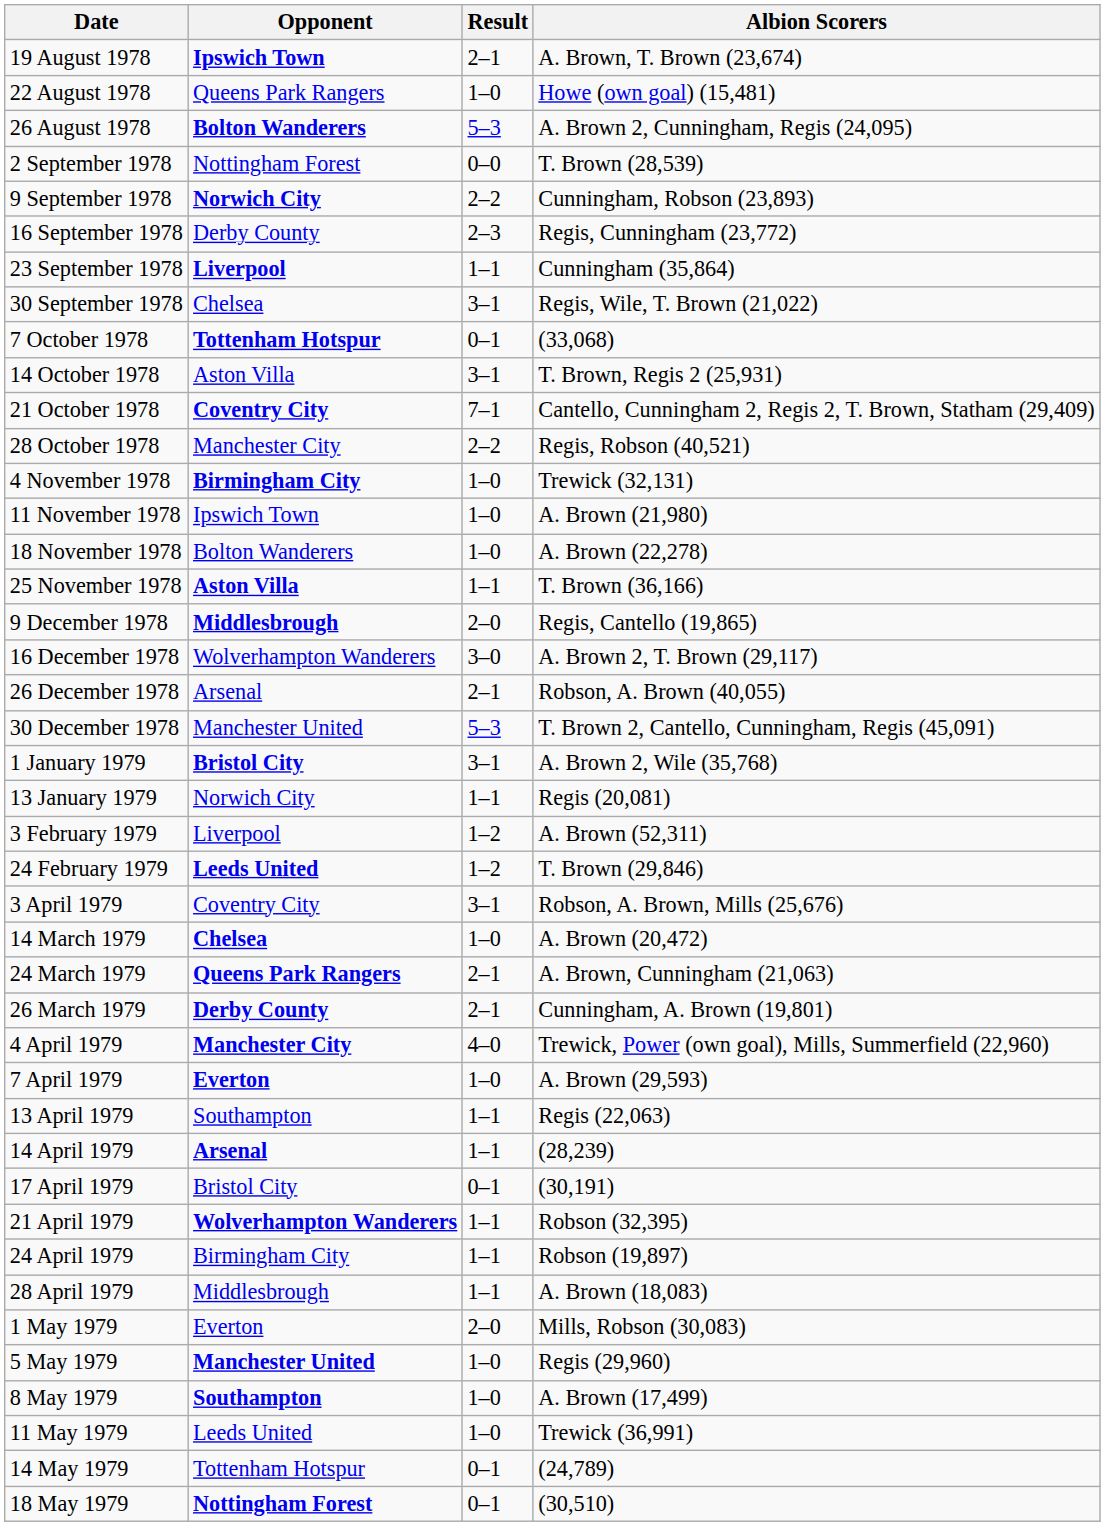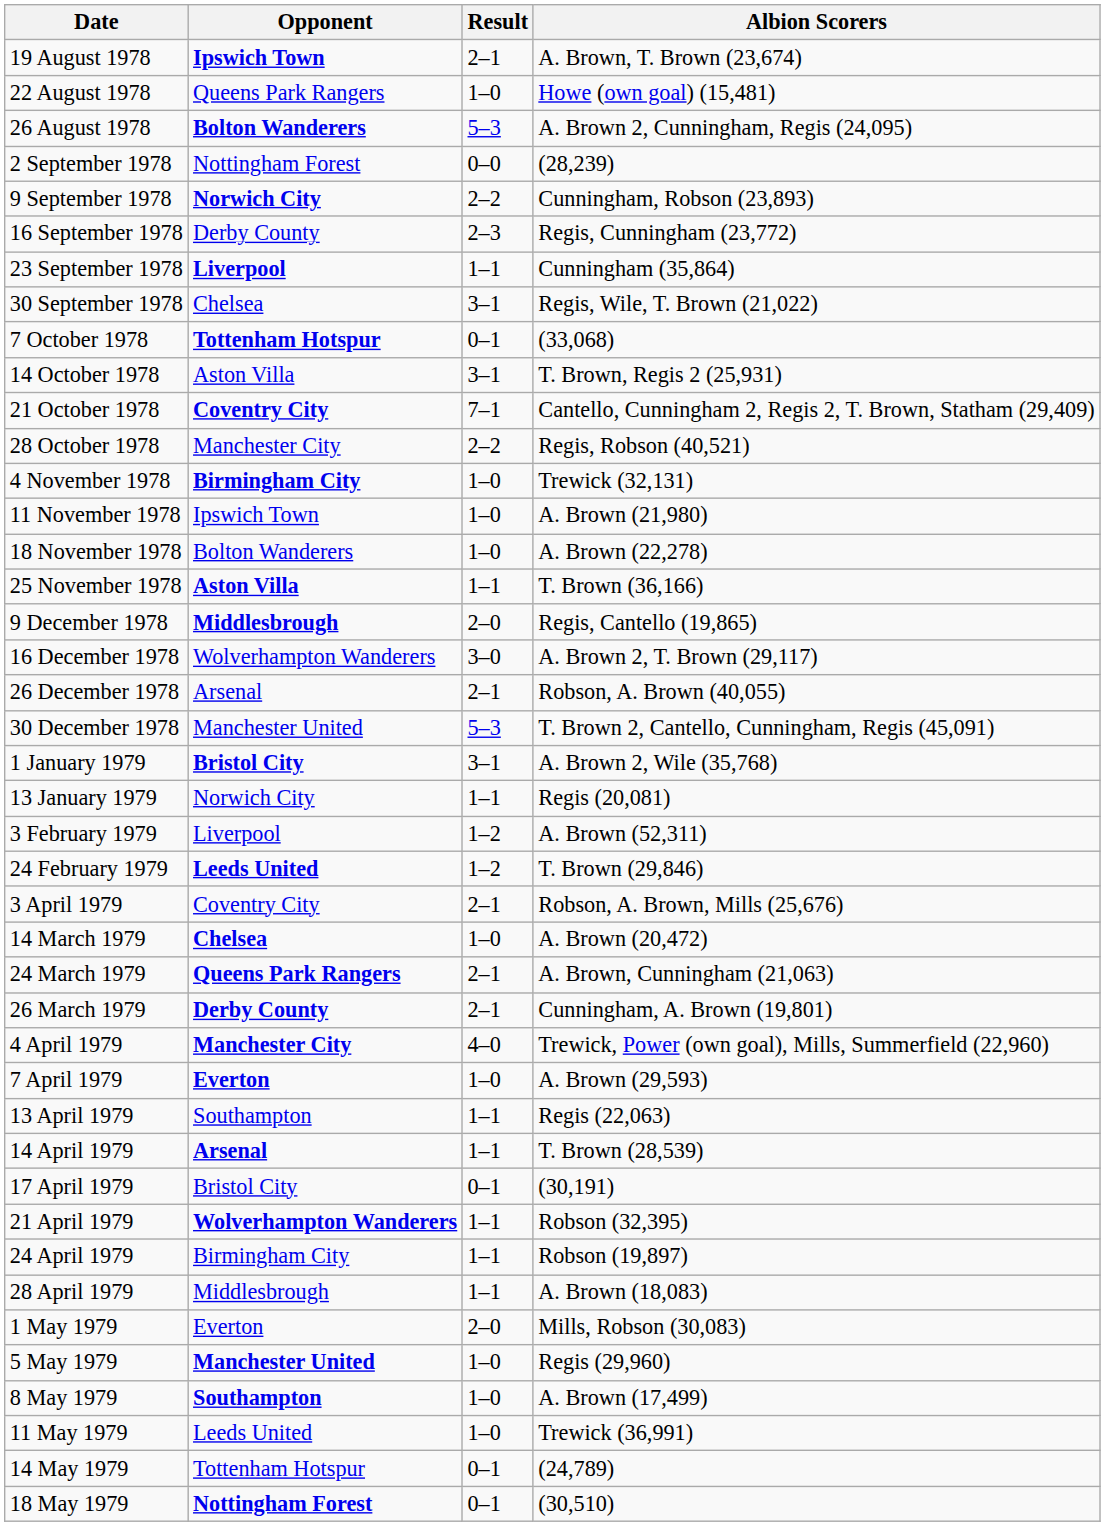(621, 163) T. Brown (28,539) -> (576, 163) (28,239)
(484, 903) 3–1 -> (484, 903) 2–1
(576, 1150) (28,239) -> (621, 1150) T. Brown (28,539)
